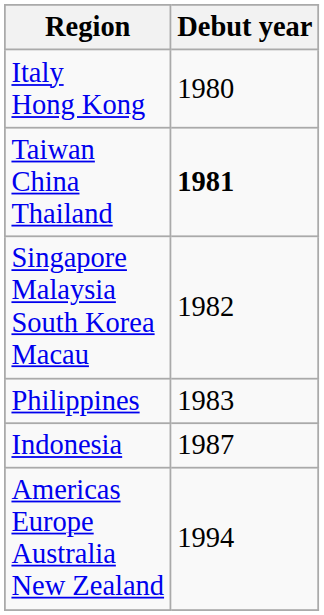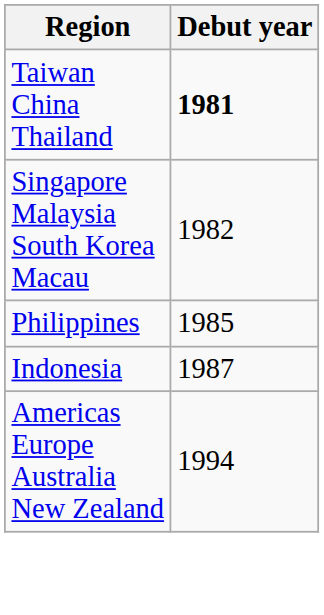- row: (78, 88)
(206, 399) 1983 -> (206, 322) 1985
